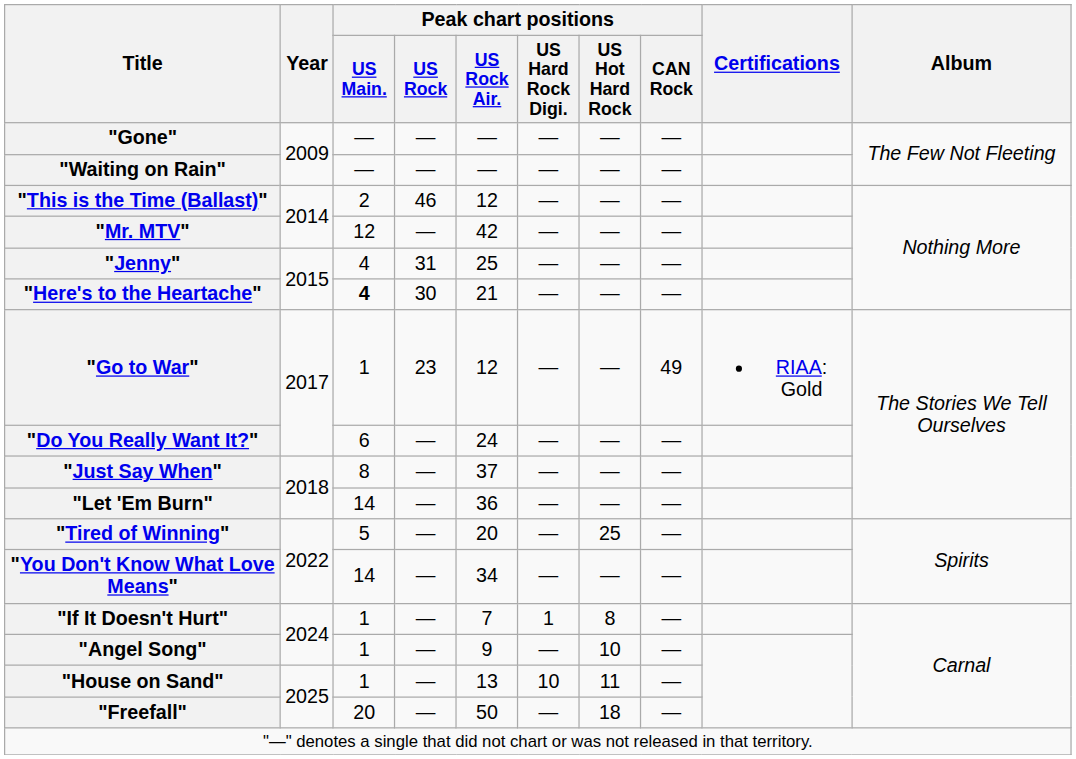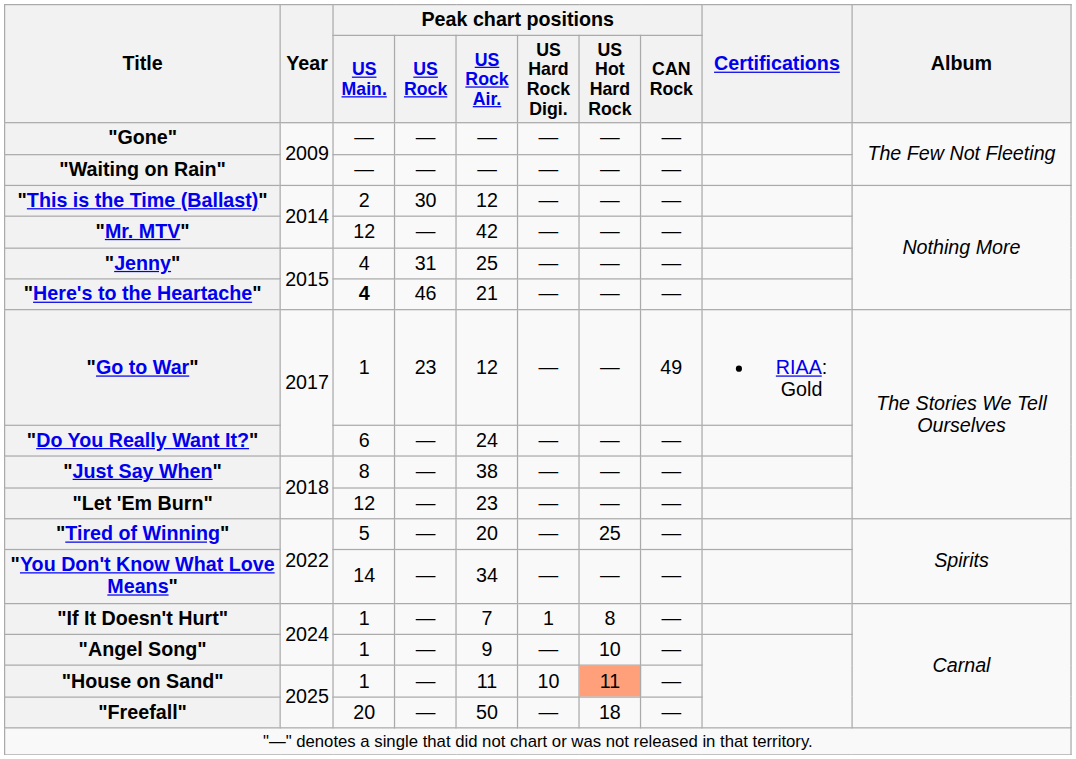(426, 200) 46 -> (426, 200) 30
(426, 294) 30 -> (426, 294) 46
(487, 471) 37 -> (487, 471) 38
(364, 502) 14 -> (364, 502) 12
(487, 502) 36 -> (487, 502) 23
(487, 681) 13 -> (487, 681) 11
(610, 681) no background -> (610, 681) lightsalmon background
